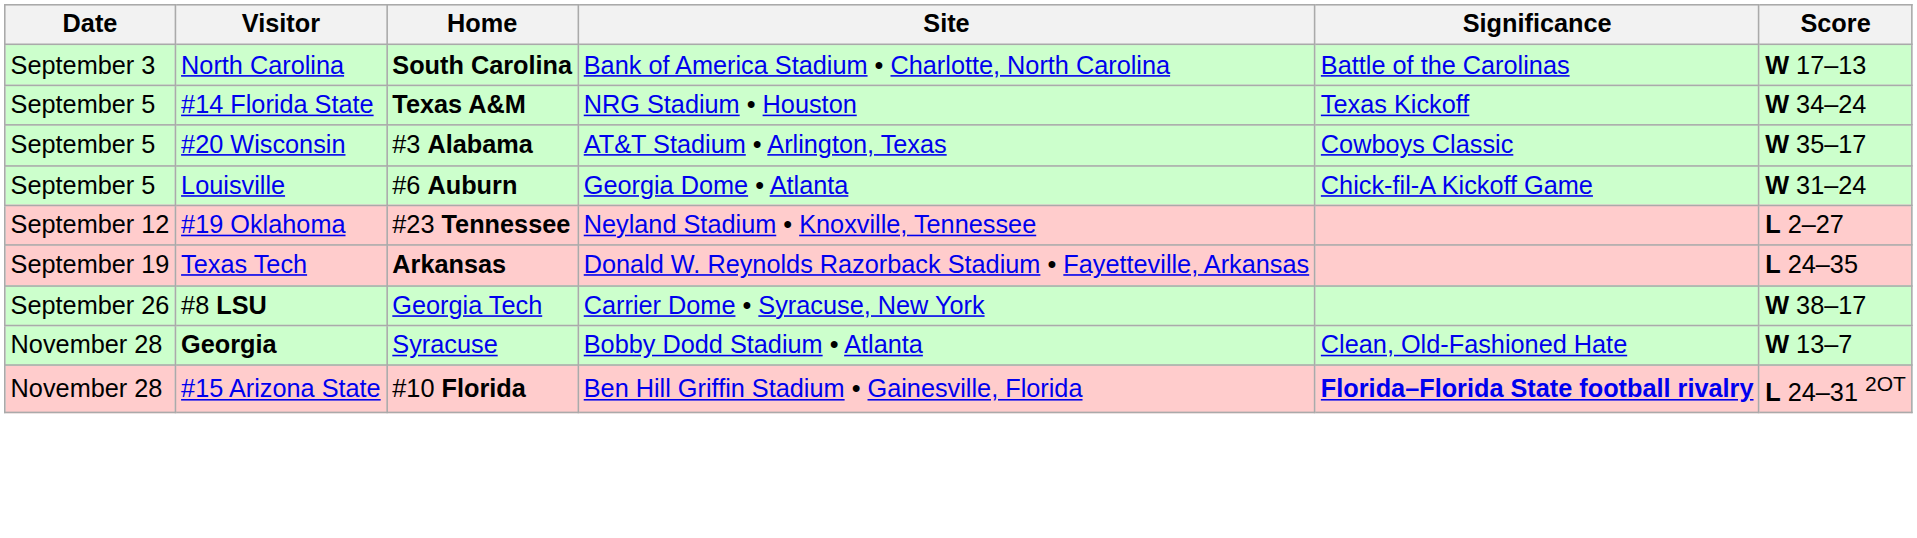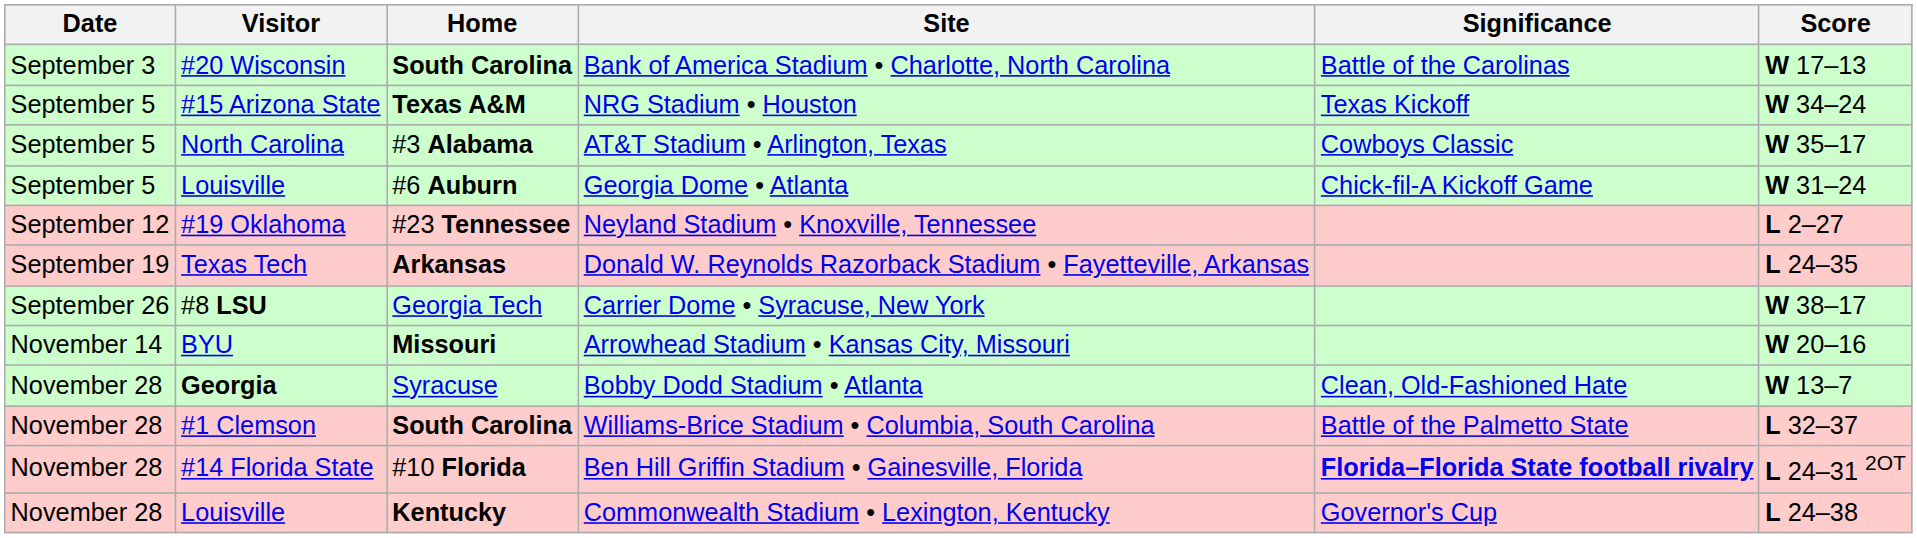(263, 64) North Carolina -> (263, 64) #20 Wisconsin
(277, 104) #14 Florida State -> (281, 104) #15 Arizona State
(263, 144) #20 Wisconsin -> (263, 144) North Carolina
+ row: (827, 345)
+ row: (869, 425)
(281, 388) #15 Arizona State -> (277, 468) #14 Florida State
+ row: (847, 512)
